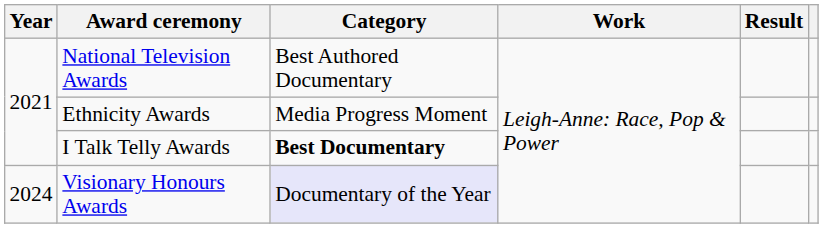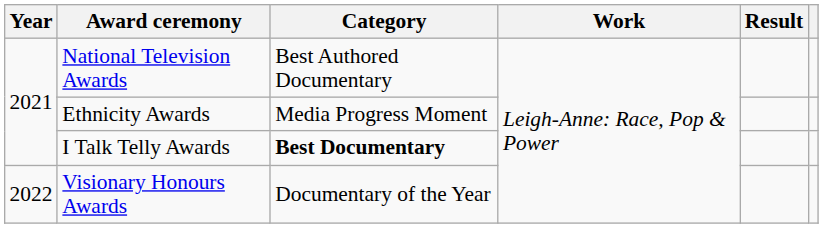(31, 193) 2024 -> (31, 193) 2022
(383, 193) lavender background -> (383, 193) no background
